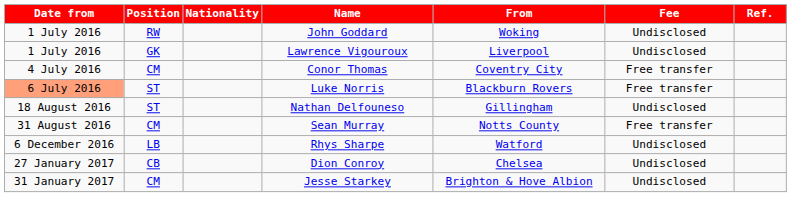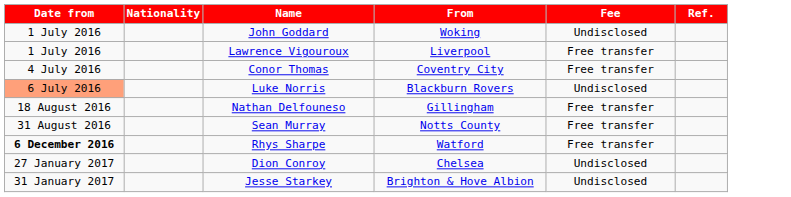- column: (153, 13)
(669, 51) Undisclosed -> (610, 51) Free transfer
(669, 88) Free transfer -> (610, 88) Undisclosed
(669, 107) Undisclosed -> (610, 107) Free transfer
(64, 144) normal -> (64, 144) bold
(669, 144) Undisclosed -> (610, 144) Free transfer
